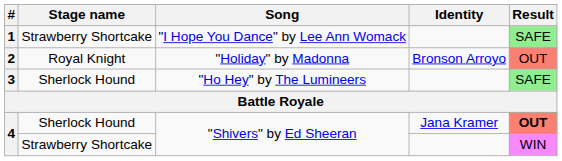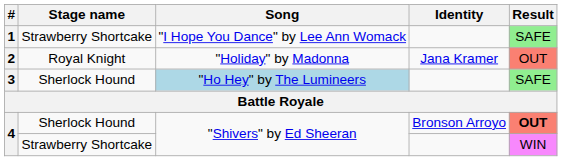(459, 58) Bronson Arroyo -> (459, 58) Jana Kramer
(282, 79) no background -> (282, 79) lightblue background
(459, 123) Jana Kramer -> (459, 123) Bronson Arroyo
